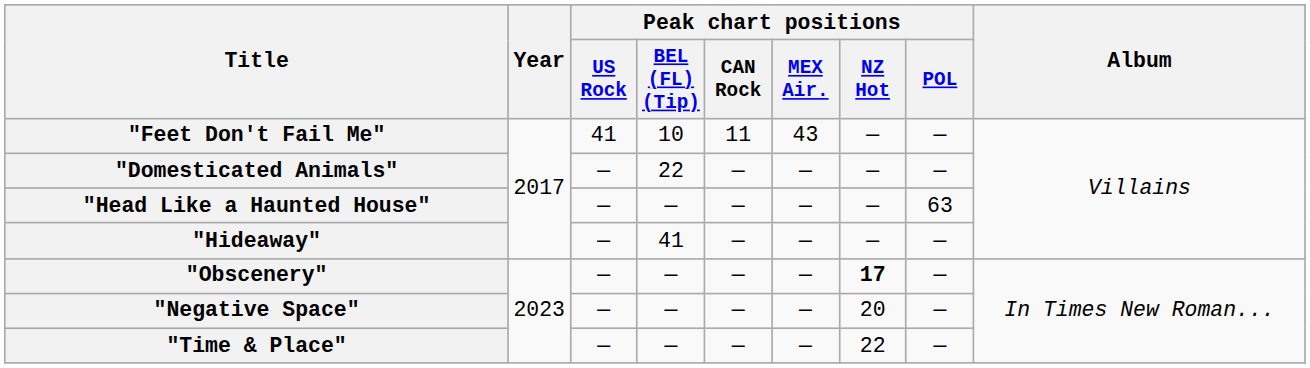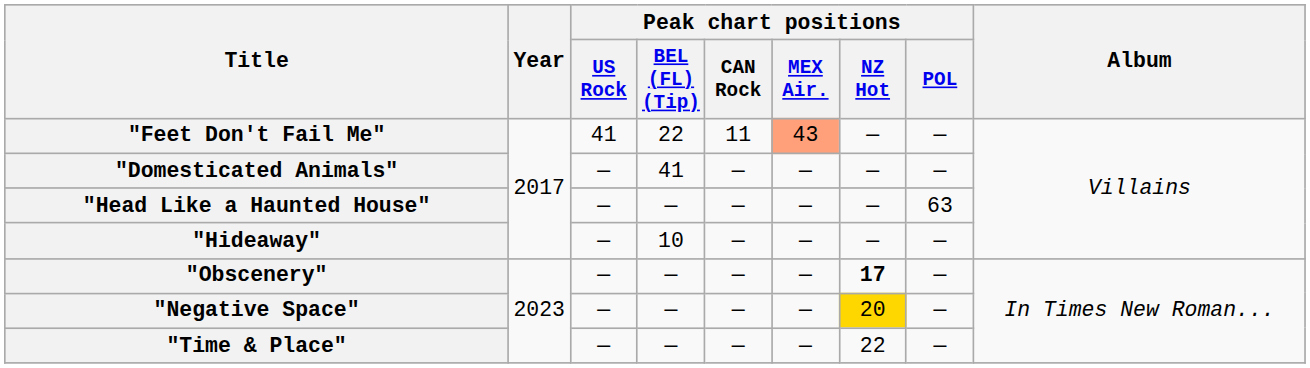(671, 136) 10 -> (671, 136) 22
(805, 136) no background -> (805, 136) lightsalmon background
(671, 171) 22 -> (671, 171) 41
(671, 241) 41 -> (671, 241) 10
(873, 311) no background -> (873, 311) gold background
